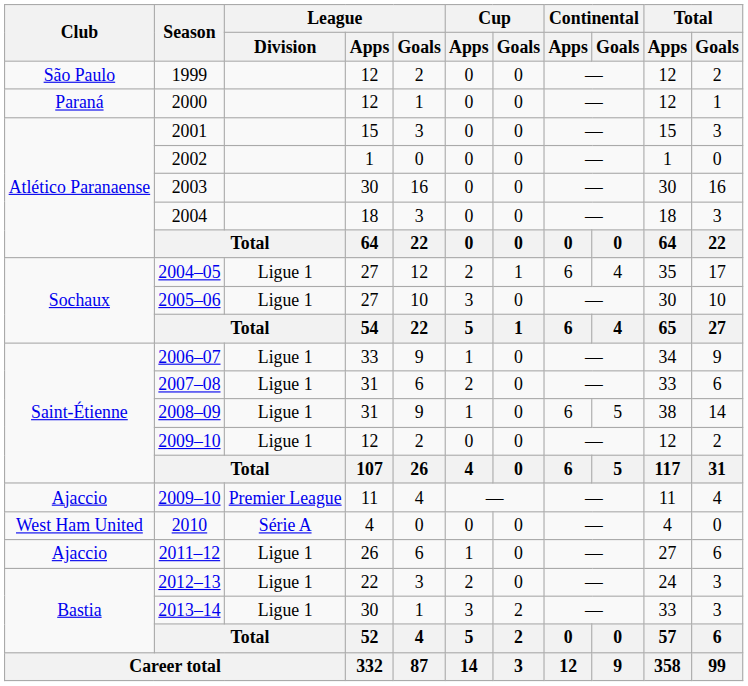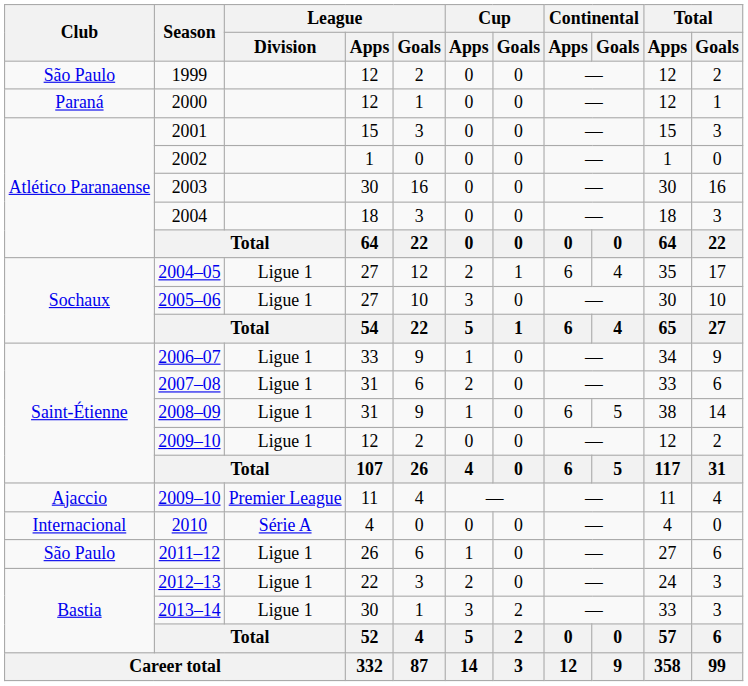(79, 525) West Ham United -> (79, 525) Internacional
(79, 553) Ajaccio -> (79, 553) São Paulo
